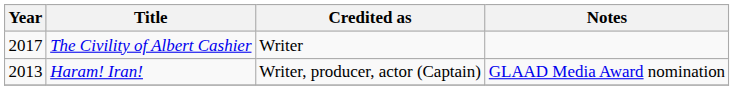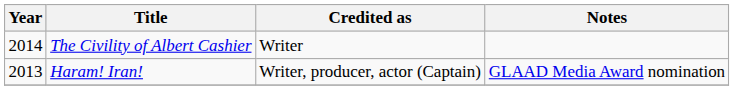(25, 44) 2017 -> (25, 44) 2014
